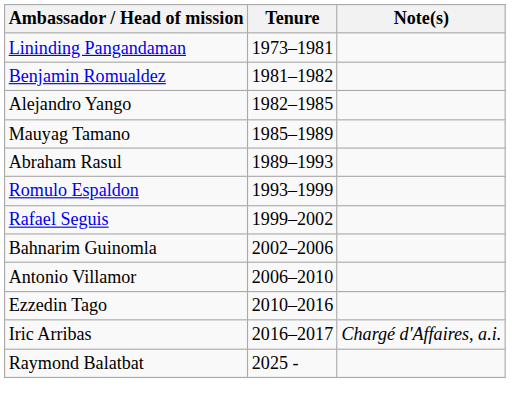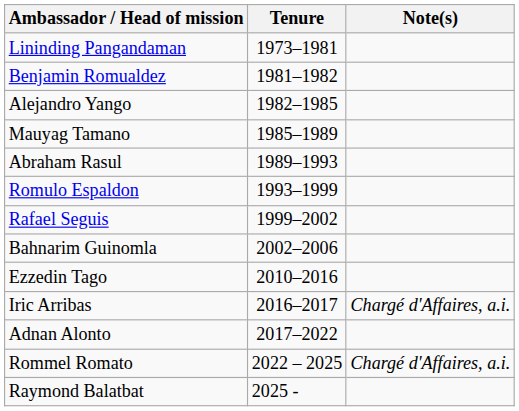- row: (73, 276)
+ row: (60, 334)
+ row: (71, 362)
